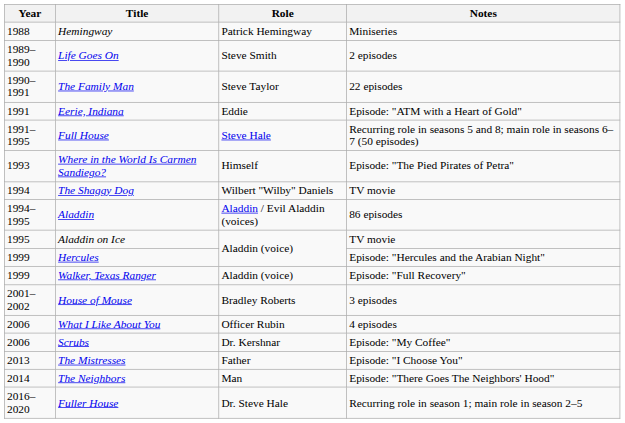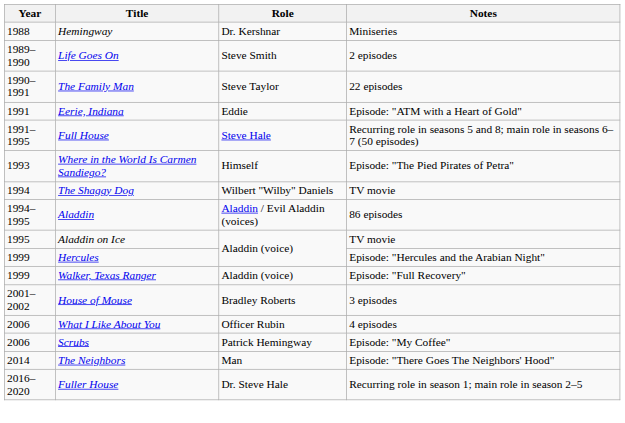(267, 31) Patrick Hemingway -> (251, 31) Dr. Kershnar
(251, 342) Dr. Kershnar -> (267, 342) Patrick Hemingway
- row: (92, 360)
